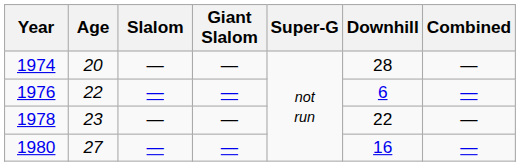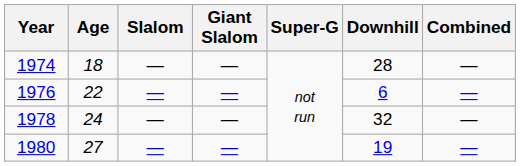(93, 65) 20 -> (93, 65) 18
(93, 119) 23 -> (93, 119) 24
(383, 119) 22 -> (383, 119) 32
(383, 147) 16 -> (383, 147) 19
